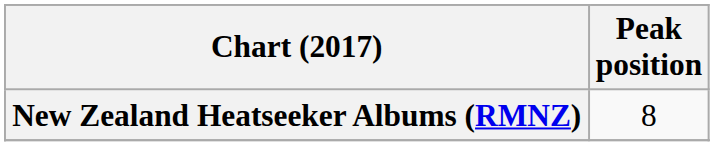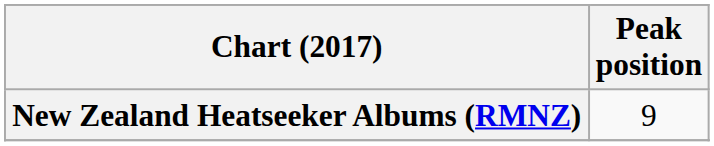(649, 114) 8 -> (649, 114) 9
